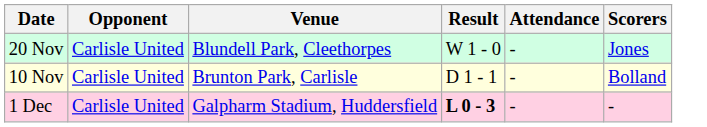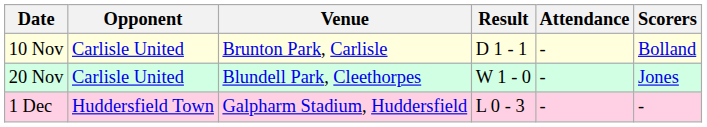rows swapped: (36, 77) <-> (36, 48)
(128, 106) Carlisle United -> (143, 106) Huddersfield Town
(470, 106) bold -> (500, 106) normal
